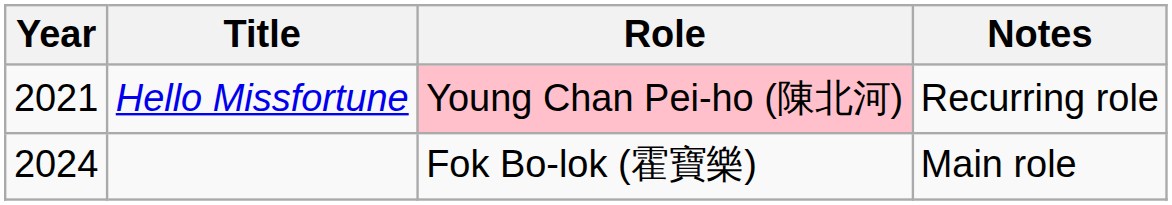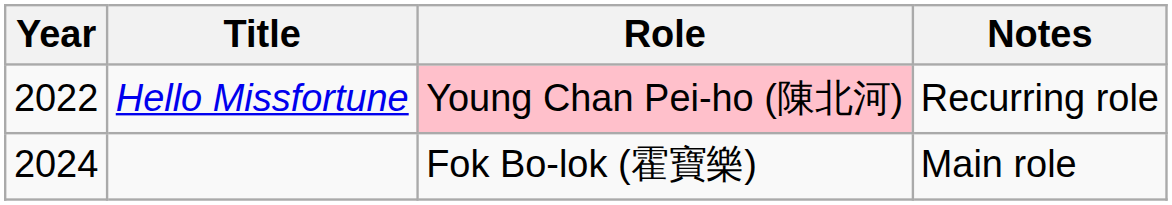(56, 98) 2021 -> (56, 98) 2022
